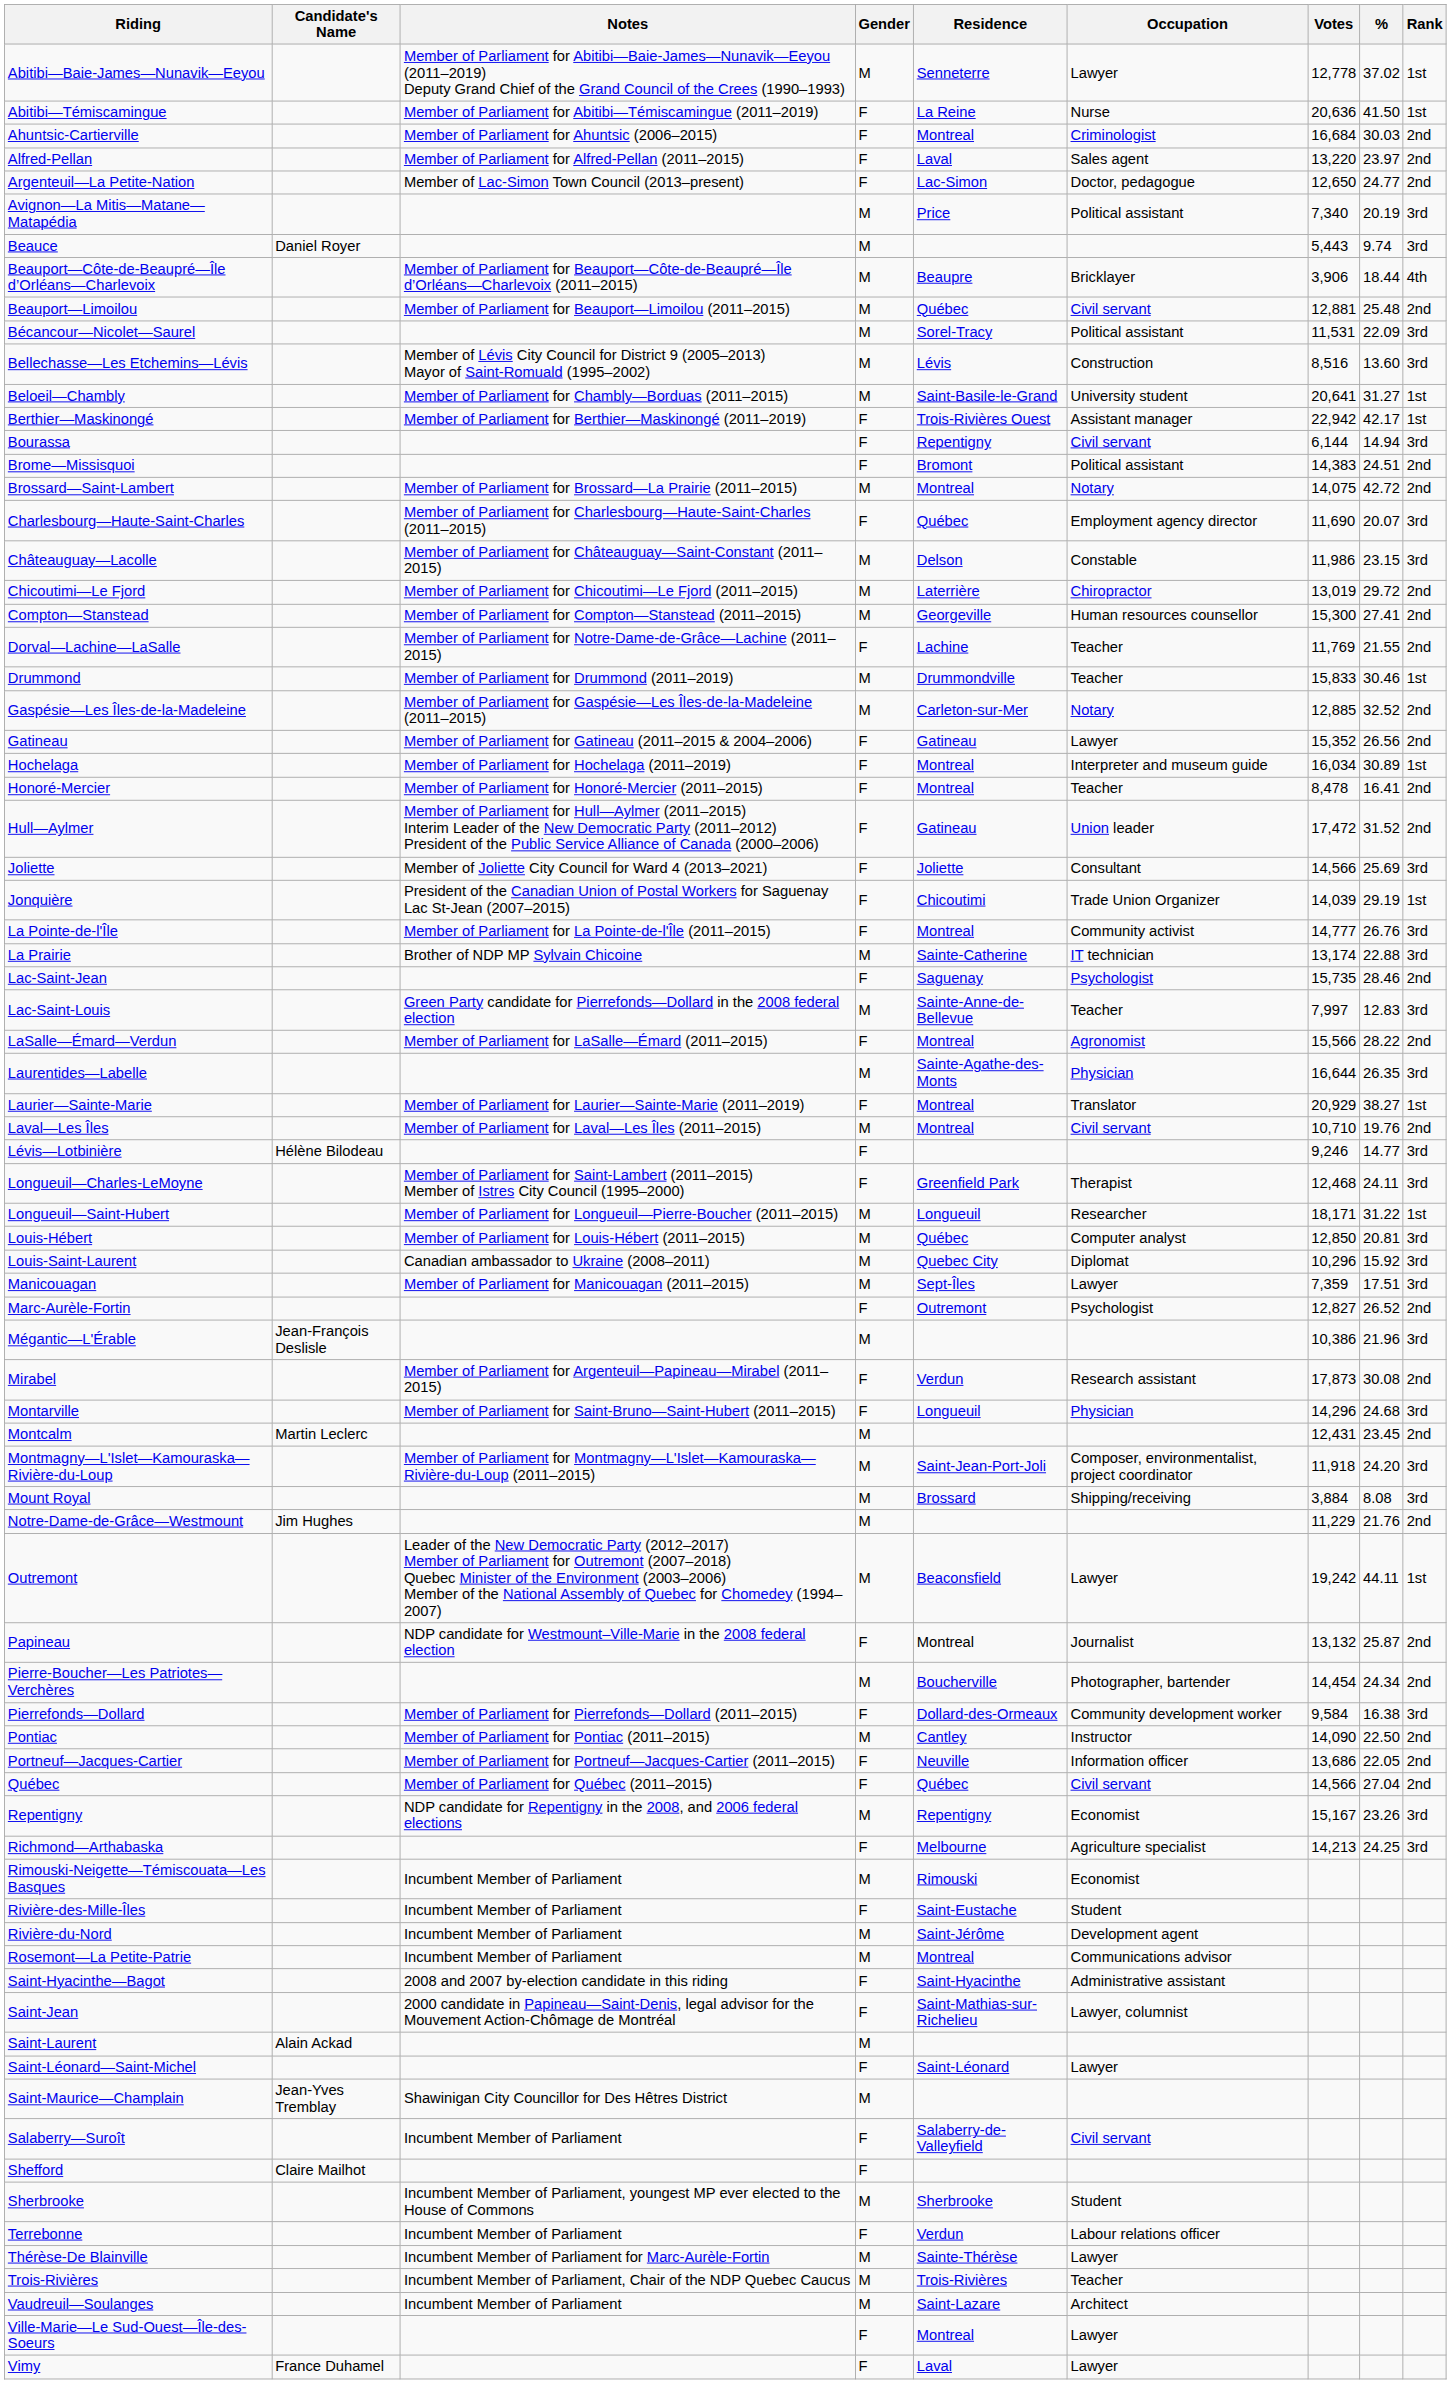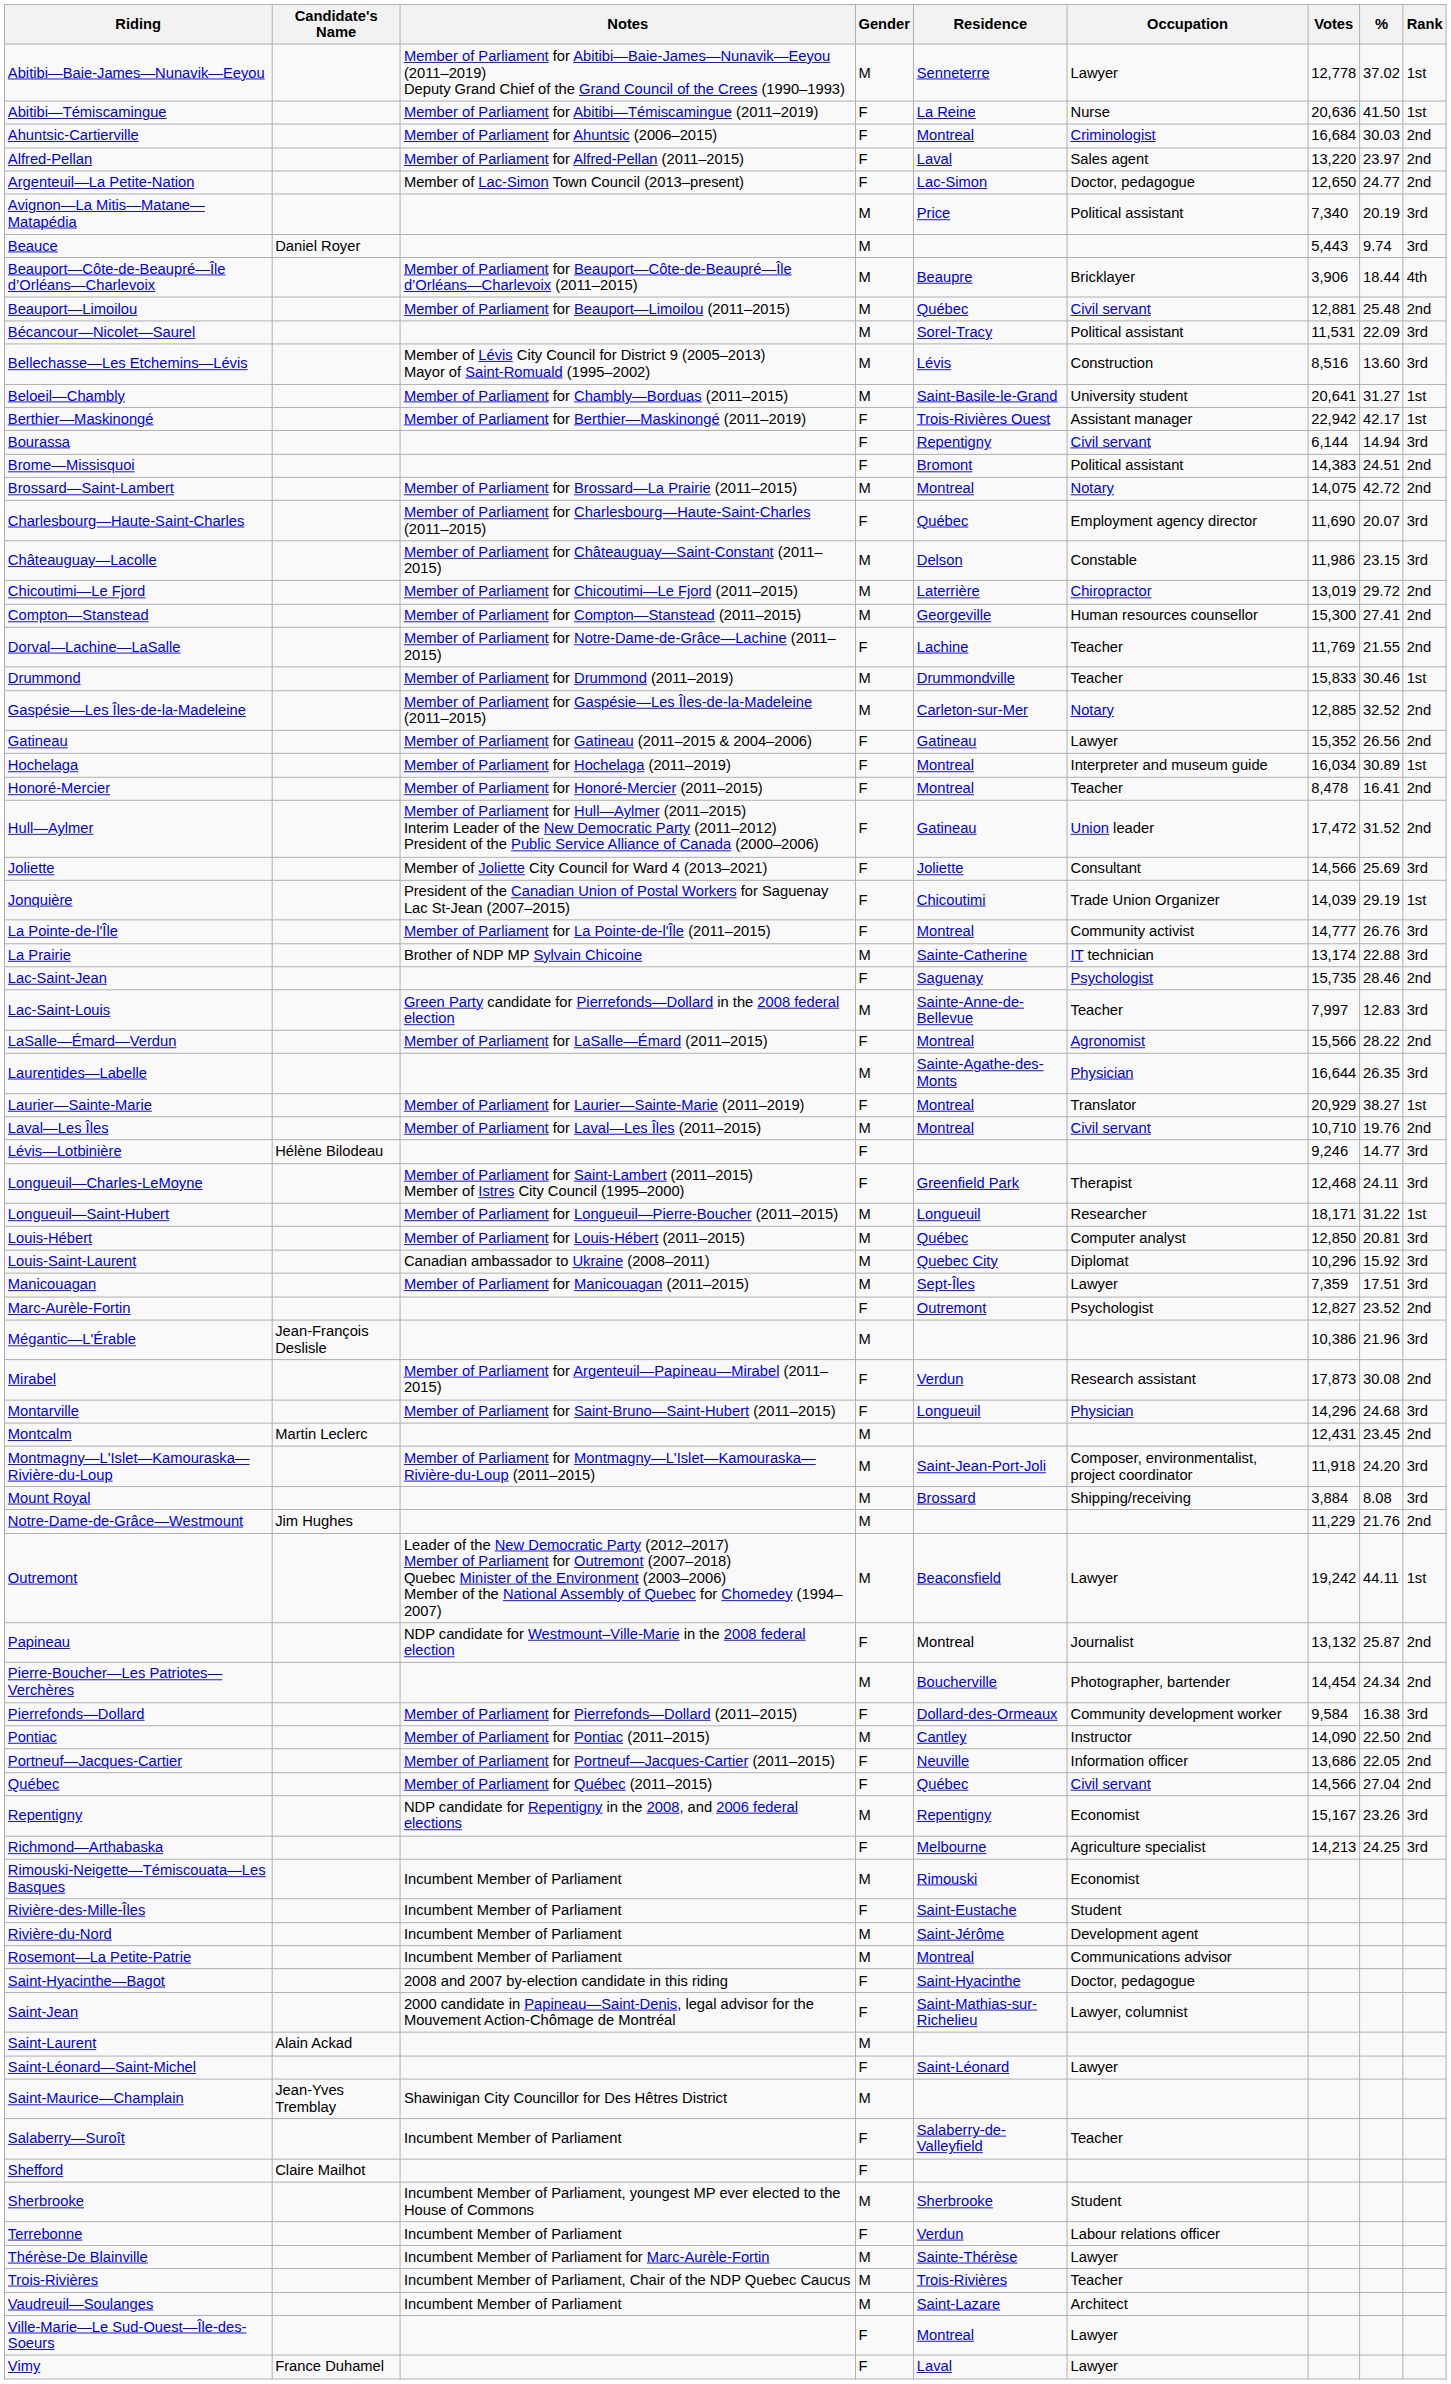(1381, 1308) 26.52 -> (1381, 1308) 23.52
(1148, 1980) Administrative assistant -> (1133, 1980) Doctor, pedagogue
(1111, 2138) Civil servant -> (1097, 2138) Teacher
